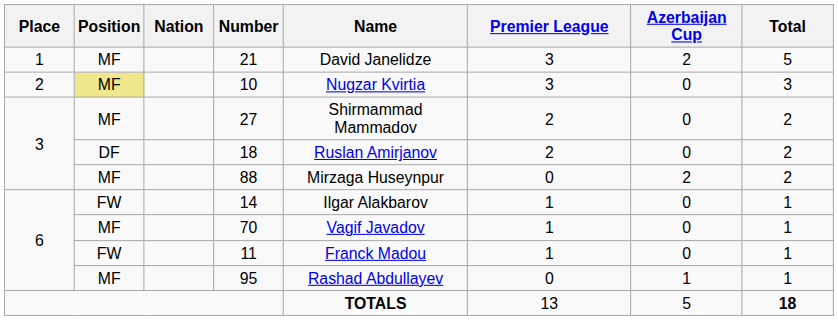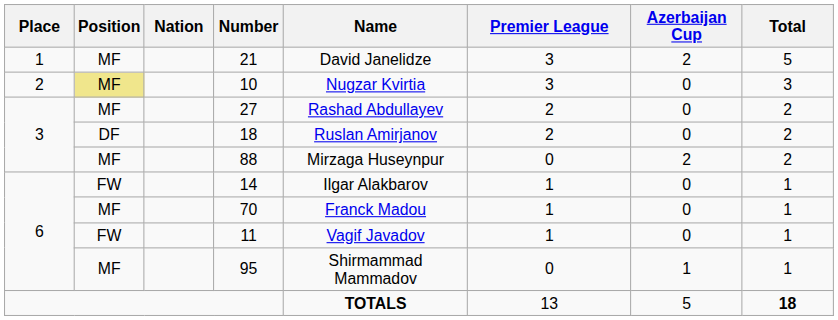(376, 119) Shirmammad Mammadov -> (376, 110) Rashad Abdullayev
(376, 228) Vagif Javadov -> (376, 210) Franck Madou
(376, 253) Franck Madou -> (376, 235) Vagif Javadov
(376, 278) Rashad Abdullayev -> (376, 269) Shirmammad Mammadov
